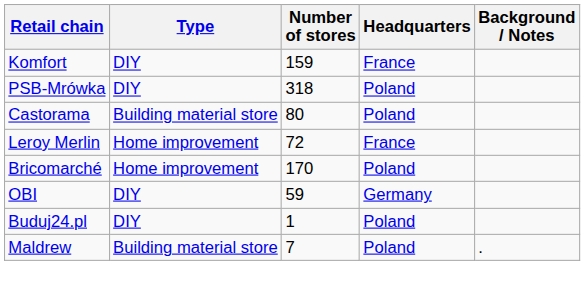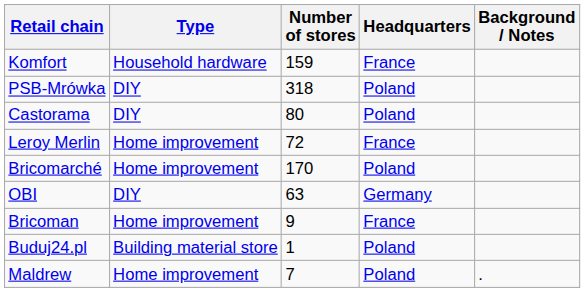(127, 62) DIY -> (190, 62) Household hardware
(195, 115) Building material store -> (127, 115) DIY
(295, 194) 59 -> (295, 194) 63
+ row: (43, 221)
(127, 221) DIY -> (195, 247) Building material store
(195, 247) Building material store -> (186, 273) Home improvement
